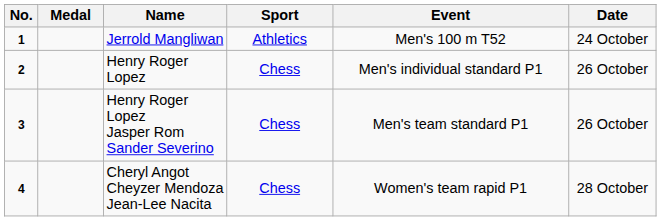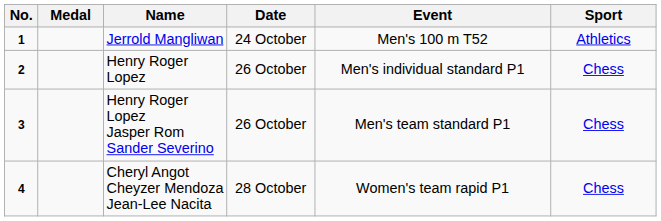columns swapped: (280, 15) <-> (612, 15)
